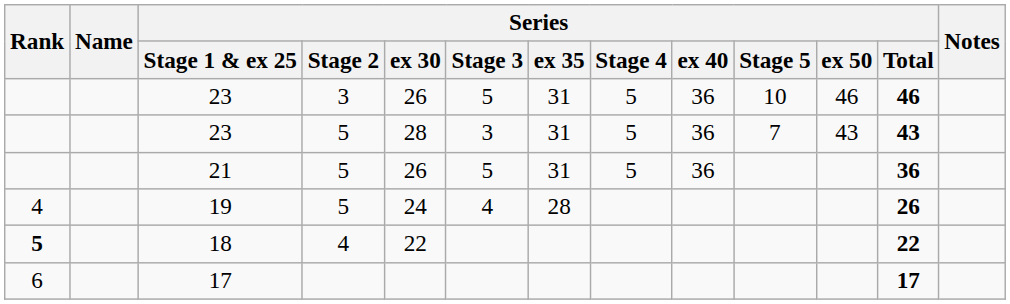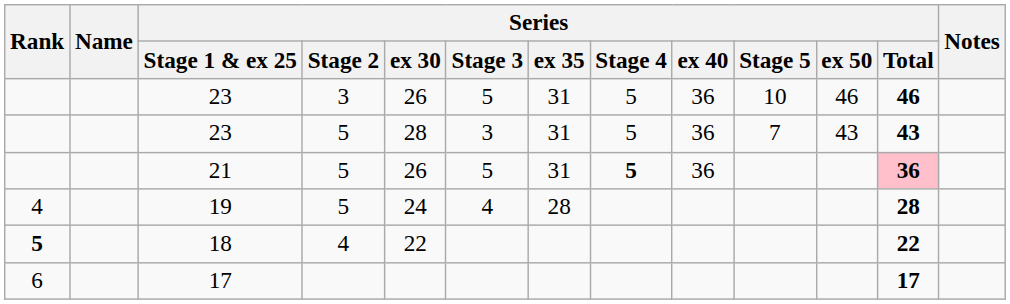(631, 170) normal -> (631, 170) bold
(908, 170) no background -> (908, 170) pink background
(908, 206) 26 -> (908, 206) 28
